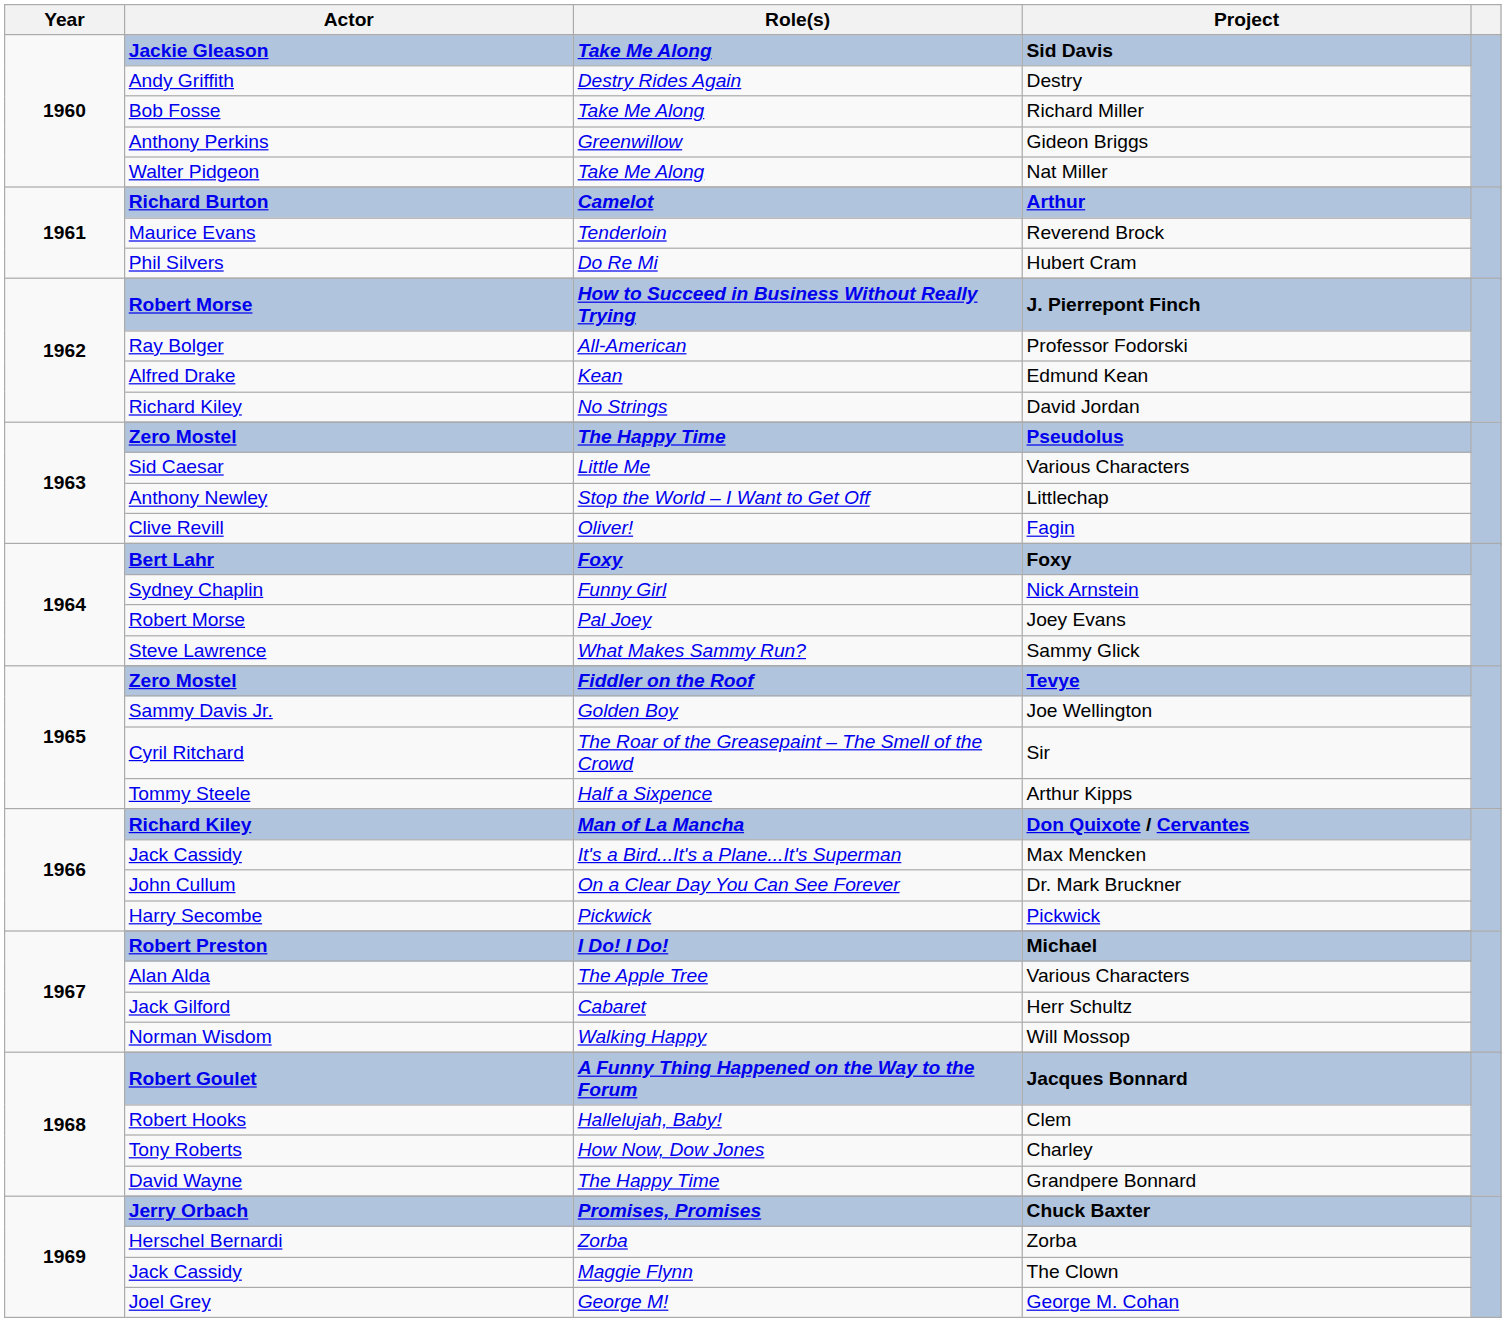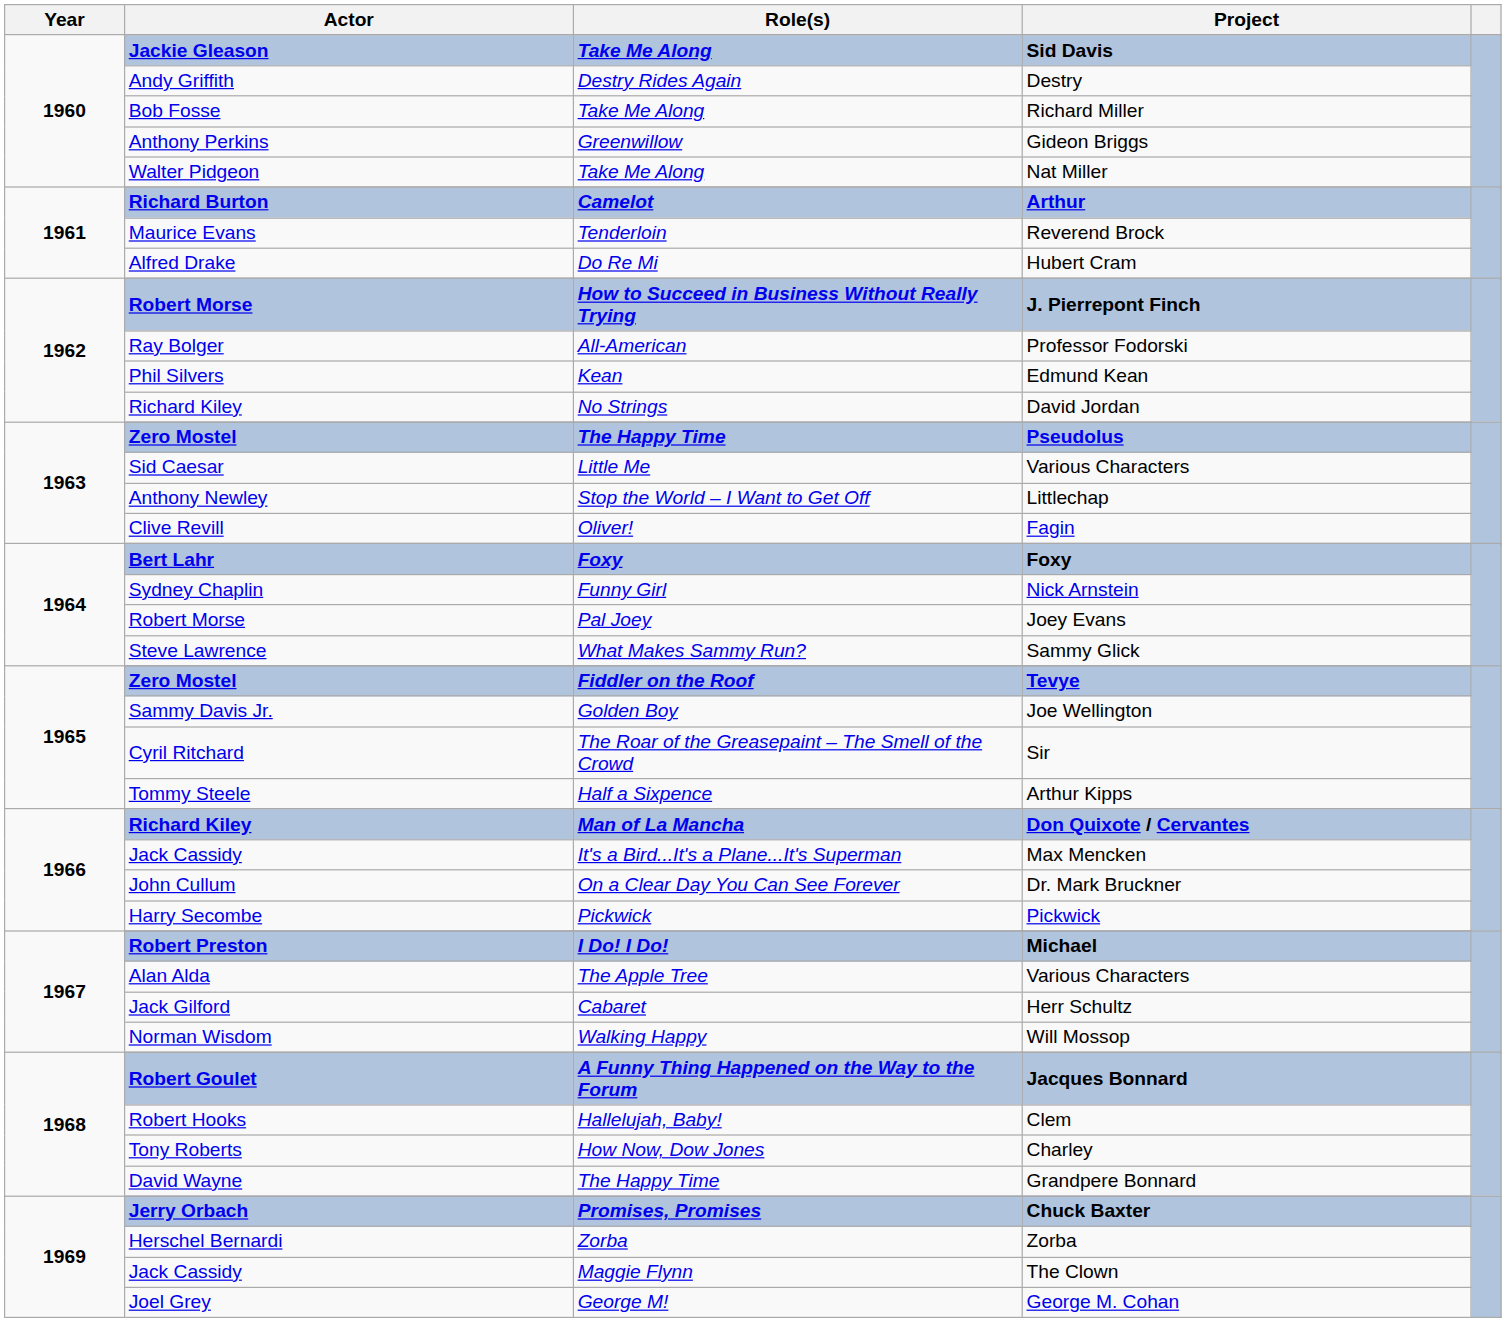(176, 263) Phil Silvers -> (182, 263) Alfred Drake
(182, 376) Alfred Drake -> (176, 376) Phil Silvers
